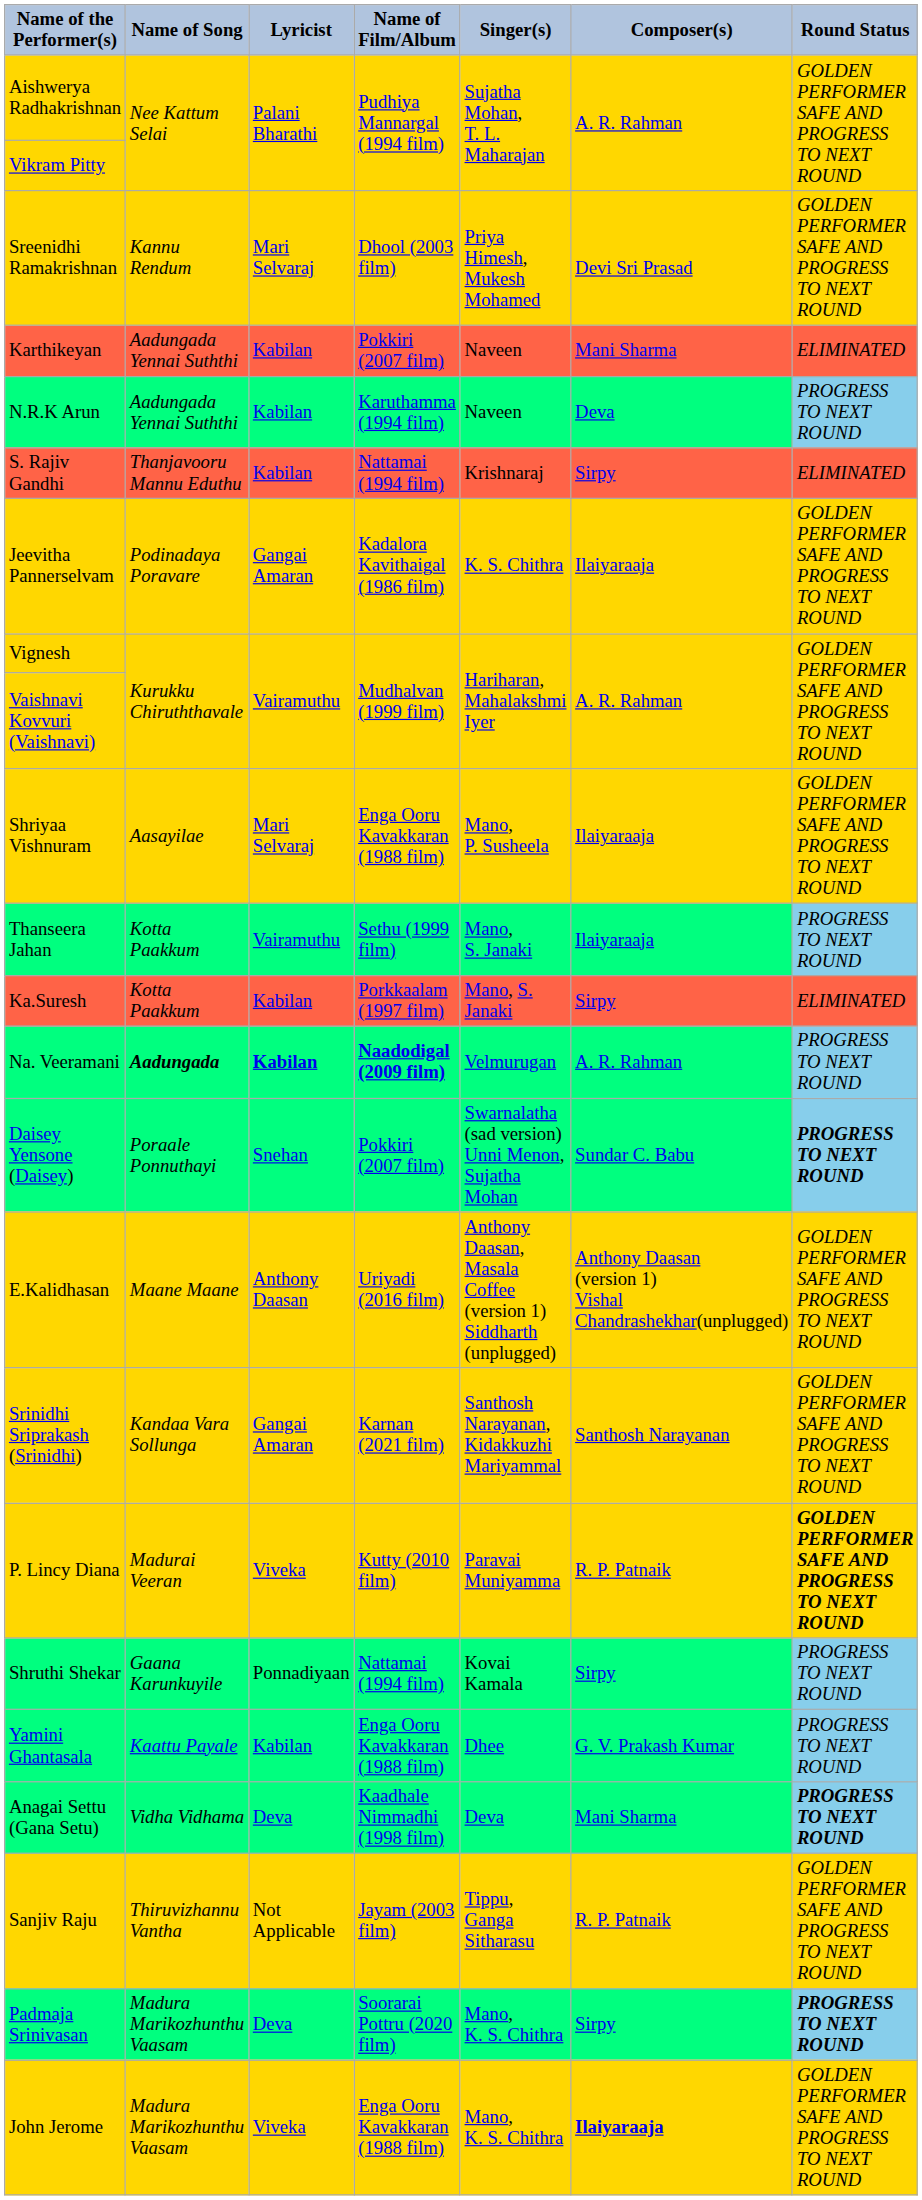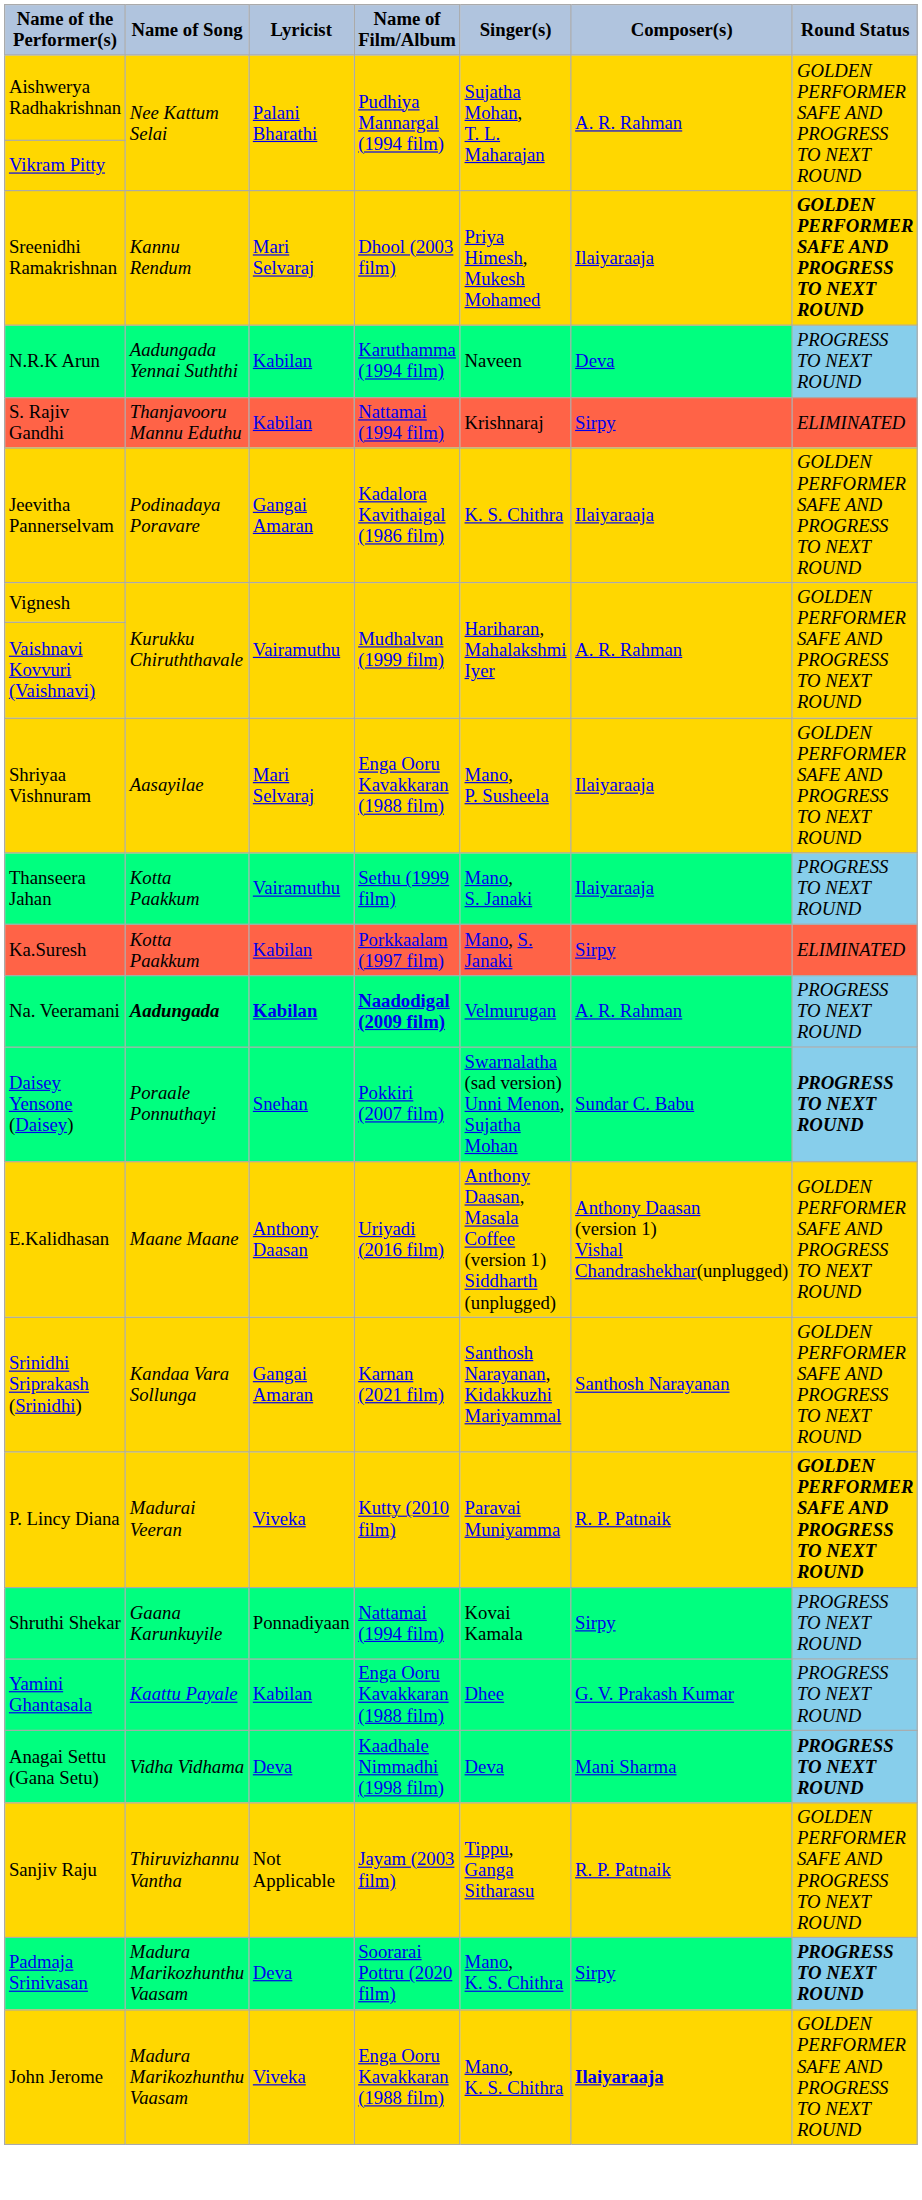(634, 268) Devi Sri Prasad -> (615, 257) Ilaiyaraaja
(851, 257) normal -> (855, 257) bold
- row: (55, 350)
